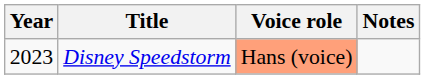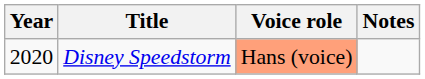(31, 56) 2023 -> (31, 56) 2020
